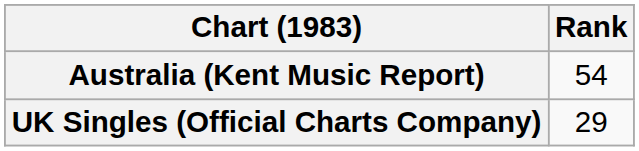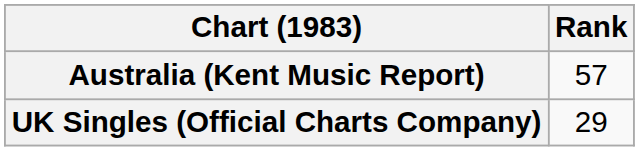(591, 74) 54 -> (591, 74) 57
